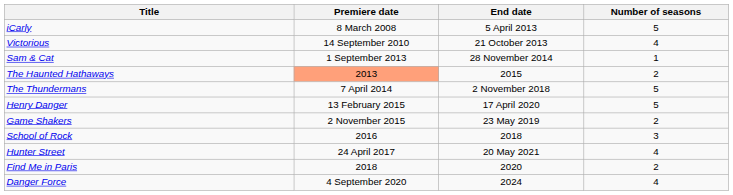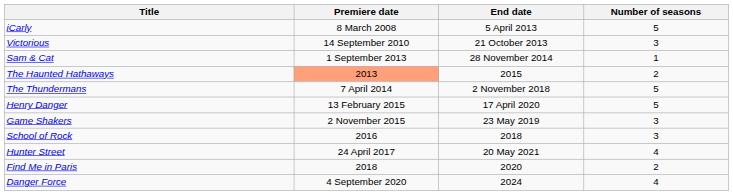(656, 43) 4 -> (656, 43) 3
(656, 120) 2 -> (656, 120) 3
